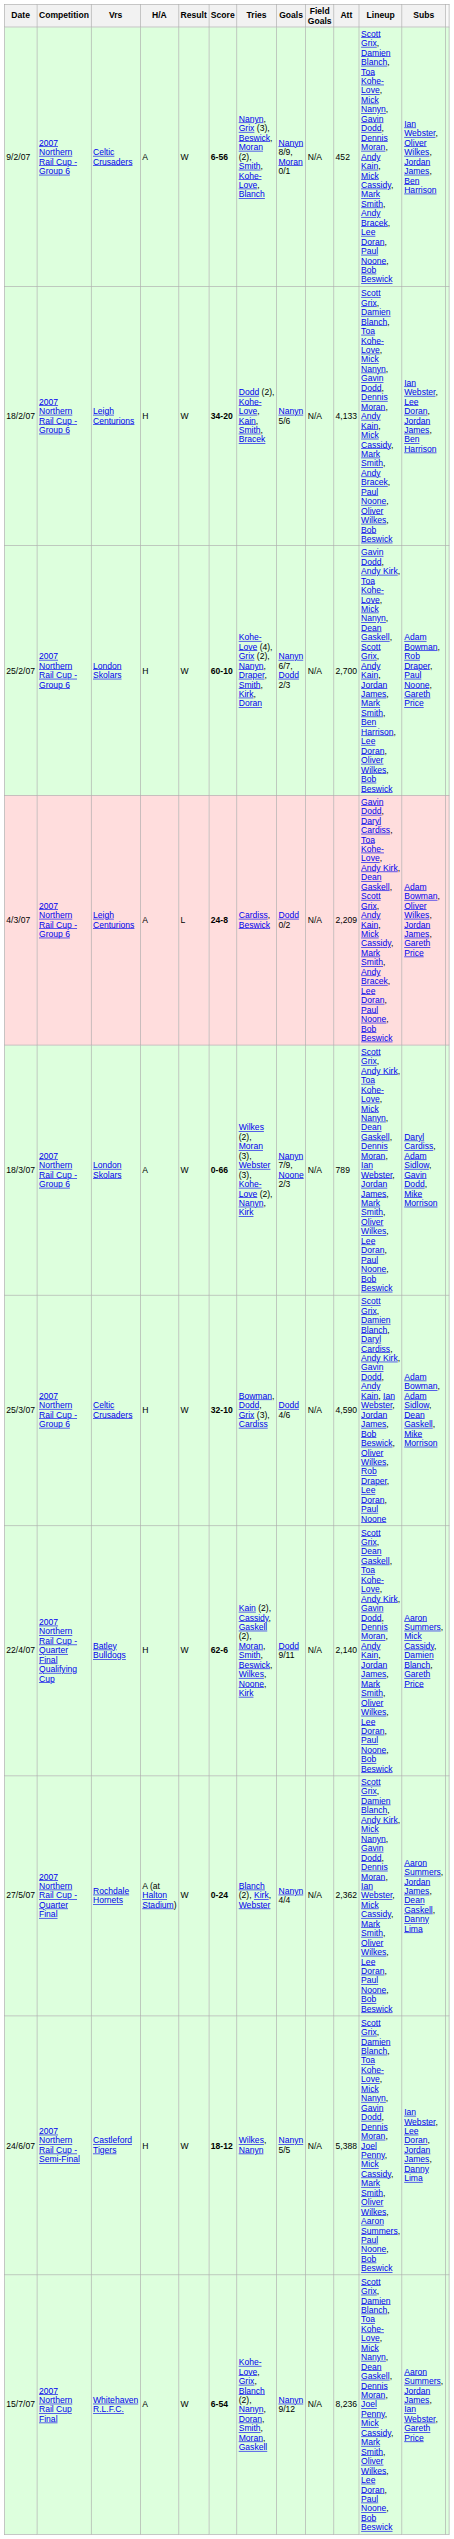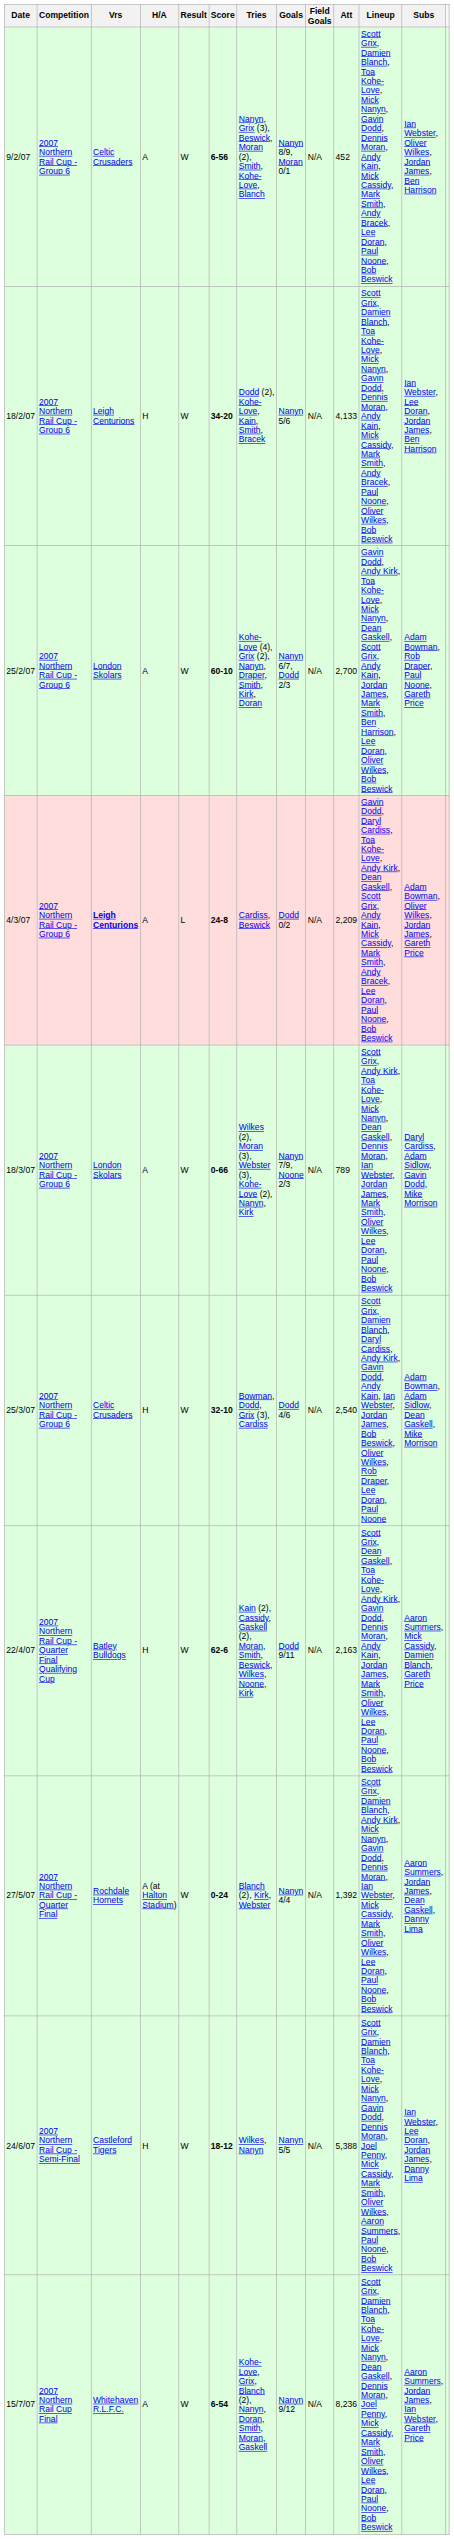(145, 670) H -> (145, 670) A
(114, 920) normal -> (116, 920) bold
(346, 1410) 4,590 -> (346, 1410) 2,540
(346, 1650) 2,140 -> (346, 1650) 2,163
(346, 1895) 2,362 -> (346, 1895) 1,392
